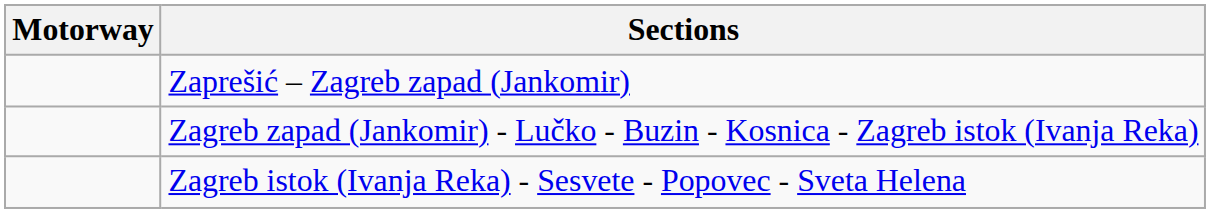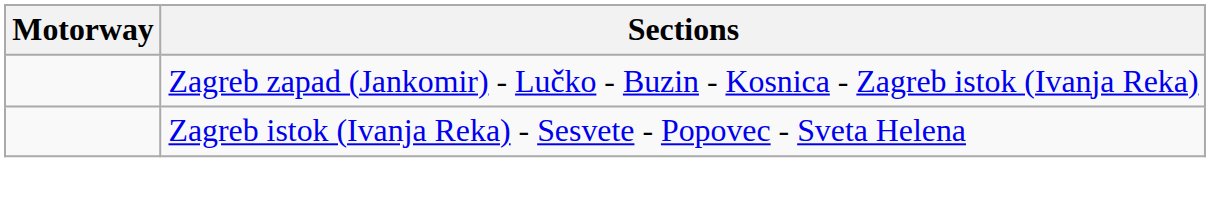- row: (399, 80)
